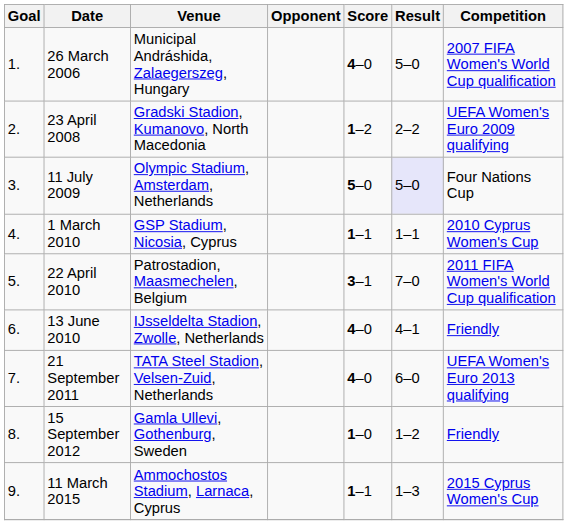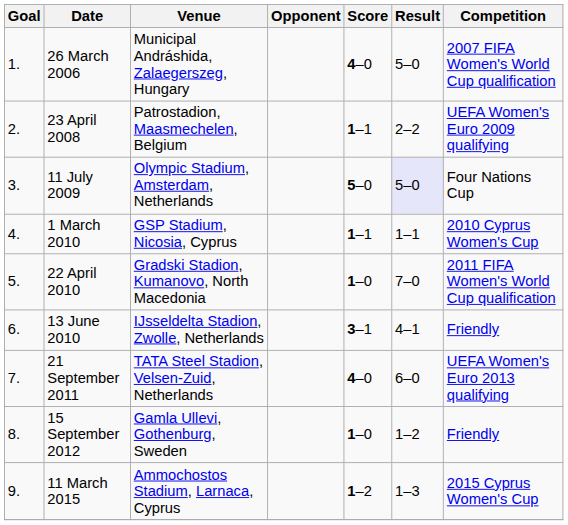(191, 129) Gradski Stadion, Kumanovo, North Macedonia -> (186, 129) Patrostadion, Maasmechelen, Belgium
(360, 129) 1–2 -> (360, 129) 1–1
(186, 281) Patrostadion, Maasmechelen, Belgium -> (191, 281) Gradski Stadion, Kumanovo, North Macedonia
(360, 281) 3–1 -> (360, 281) 1–0
(360, 330) 4–0 -> (360, 330) 3–1
(360, 491) 1–1 -> (360, 491) 1–2
